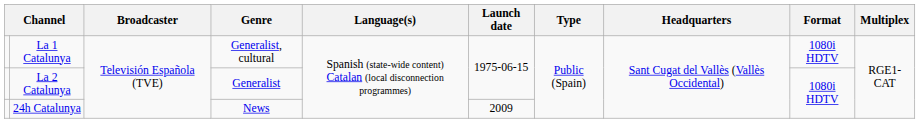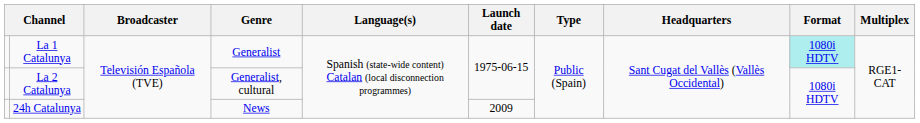(256, 51) Generalist, cultural -> (256, 51) Generalist
(822, 51) no background -> (822, 51) paleturquoise background
(256, 83) Generalist -> (256, 83) Generalist, cultural
